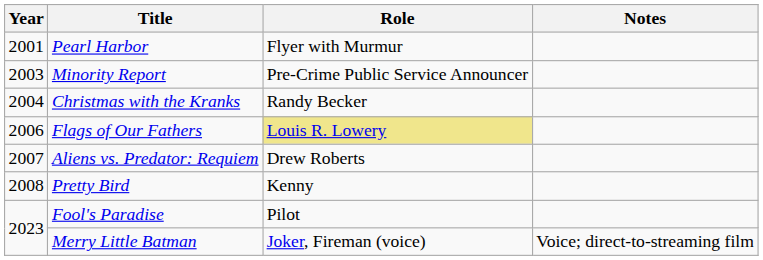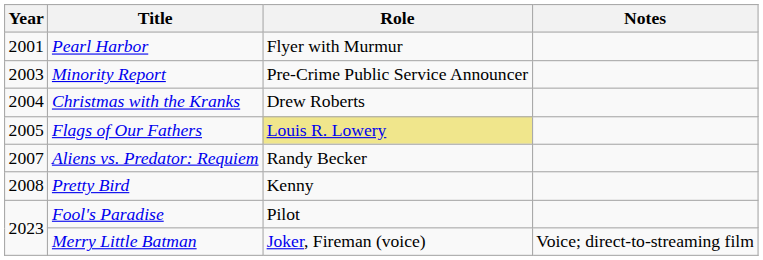(317, 102) Randy Becker -> (316, 102) Drew Roberts
(26, 130) 2006 -> (26, 130) 2005
(316, 158) Drew Roberts -> (317, 158) Randy Becker
